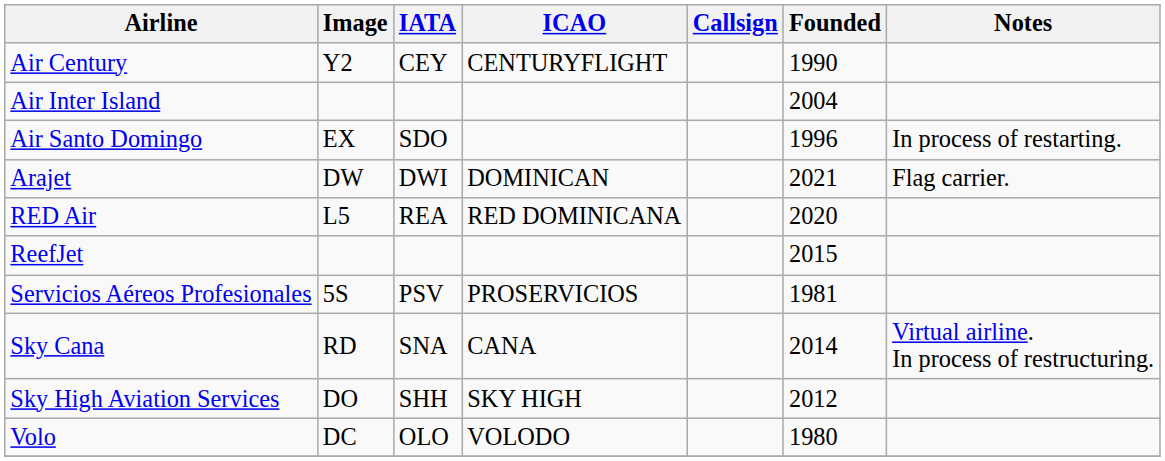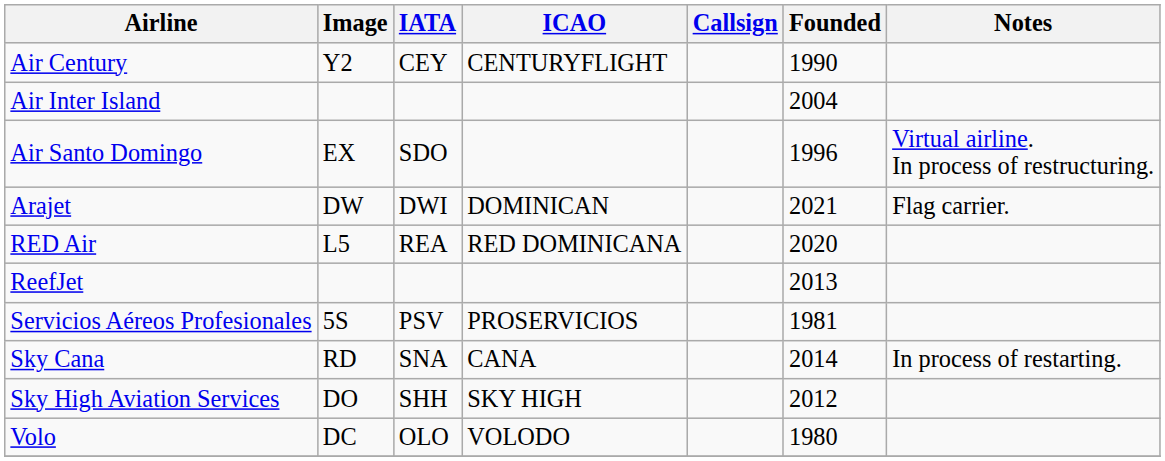(1007, 139) In process of restarting. -> (1023, 153) Virtual airline. In process of restructuring.
(813, 255) 2015 -> (813, 282) 2013
(1023, 346) Virtual airline. In process of restructuring. -> (1007, 359) In process of restarting.
